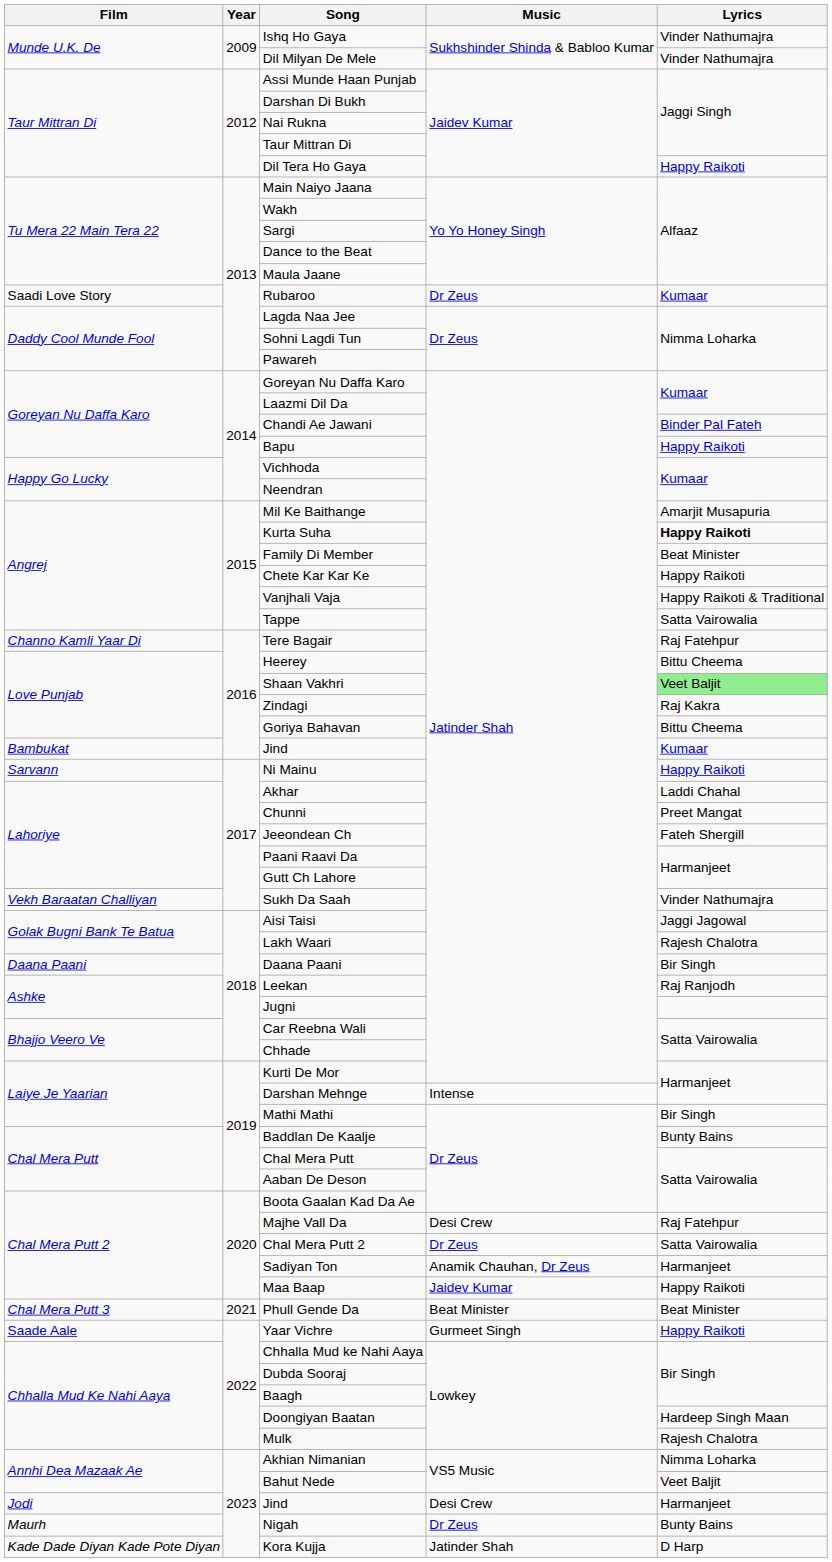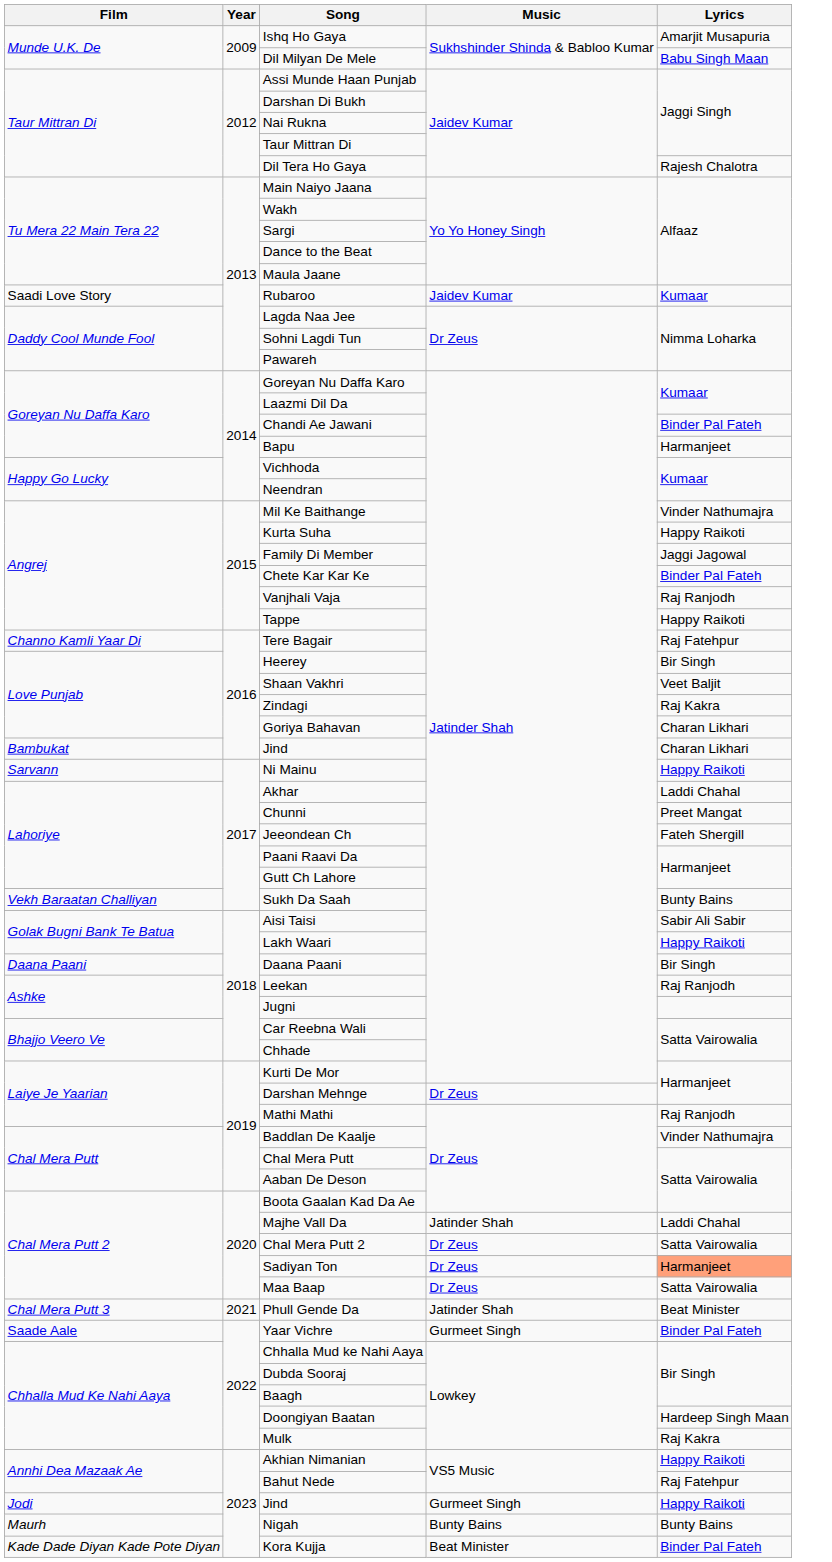(717, 36) Vinder Nathumajra -> (715, 36) Amarjit Musapuria
(717, 58) Vinder Nathumajra -> (714, 58) Babu Singh Maan
(702, 166) Happy Raikoti -> (709, 166) Rajesh Chalotra
(454, 295) Dr Zeus -> (471, 295) Jaidev Kumar
(702, 446) Happy Raikoti -> (695, 446) Harmanjeet
(715, 511) Amarjit Musapuria -> (717, 511) Vinder Nathumajra
(706, 532) bold -> (702, 532) normal
(700, 554) Beat Minister -> (703, 554) Jaggi Jagowal
(702, 576) Happy Raikoti -> (711, 576) Binder Pal Fateh
(742, 597) Happy Raikoti & Traditional -> (698, 597) Raj Ranjodh
(709, 619) Satta Vairowalia -> (702, 619) Happy Raikoti
(701, 662) Bittu Cheema -> (688, 662) Bir Singh
(690, 683) lightgreen background -> (690, 683) no background
(701, 727) Bittu Cheema -> (704, 727) Charan Likhari
(684, 748) Kumaar -> (704, 748) Charan Likhari
(717, 899) Vinder Nathumajra -> (696, 899) Bunty Bains
(703, 921) Jaggi Jagowal -> (703, 921) Sabir Ali Sabir
(709, 942) Rajesh Chalotra -> (702, 942) Happy Raikoti
(452, 1093) Intense -> (454, 1093) Dr Zeus
(688, 1115) Bir Singh -> (698, 1115) Raj Ranjodh
(696, 1136) Bunty Bains -> (717, 1136) Vinder Nathumajra
(461, 1223) Desi Crew -> (471, 1223) Jatinder Shah
(699, 1223) Raj Fatehpur -> (700, 1223) Laddi Chahal
(509, 1266) Anamik Chauhan, Dr Zeus -> (454, 1266) Dr Zeus
(695, 1266) no background -> (695, 1266) lightsalmon background
(471, 1287) Jaidev Kumar -> (454, 1287) Dr Zeus
(702, 1287) Happy Raikoti -> (709, 1287) Satta Vairowalia
(469, 1309) Beat Minister -> (471, 1309) Jatinder Shah
(702, 1330) Happy Raikoti -> (711, 1330) Binder Pal Fateh
(709, 1438) Rajesh Chalotra -> (690, 1438) Raj Kakra
(708, 1460) Nimma Loharka -> (702, 1460) Happy Raikoti
(690, 1481) Veet Baljit -> (699, 1481) Raj Fatehpur
(461, 1503) Desi Crew -> (475, 1503) Gurmeet Singh
(695, 1503) Harmanjeet -> (702, 1503) Happy Raikoti
(454, 1525) Dr Zeus -> (466, 1525) Bunty Bains
(471, 1546) Jatinder Shah -> (469, 1546) Beat Minister
(682, 1546) D Harp -> (711, 1546) Binder Pal Fateh
